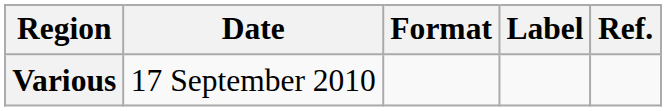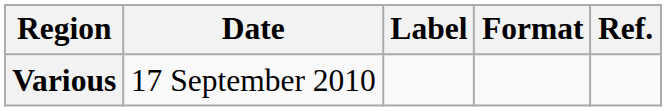columns swapped: (441, 29) <-> (545, 29)
